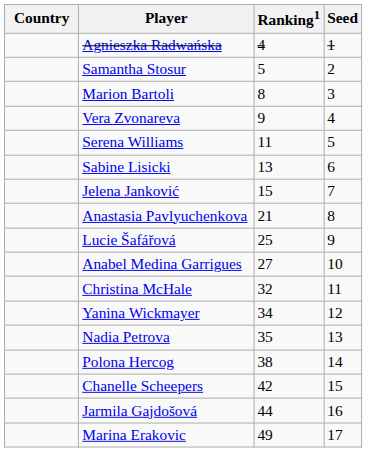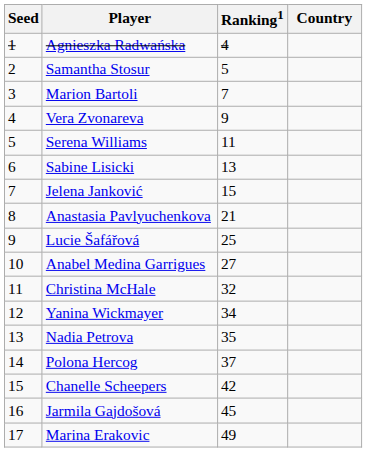columns swapped: (42, 18) <-> (343, 18)
(261, 93) 8 -> (225, 93) 7
(265, 361) 38 -> (229, 361) 37
(265, 410) 44 -> (229, 410) 45
